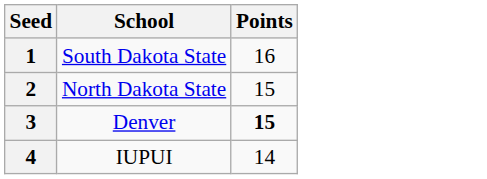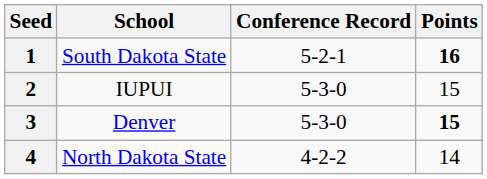+ column: (324, 21)
(264, 55) normal -> (449, 55) bold
(144, 88) North Dakota State -> (144, 88) IUPUI
(144, 156) IUPUI -> (144, 156) North Dakota State
